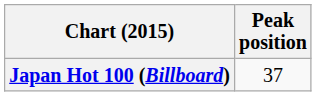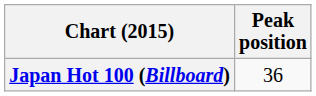(273, 74) 37 -> (273, 74) 36
